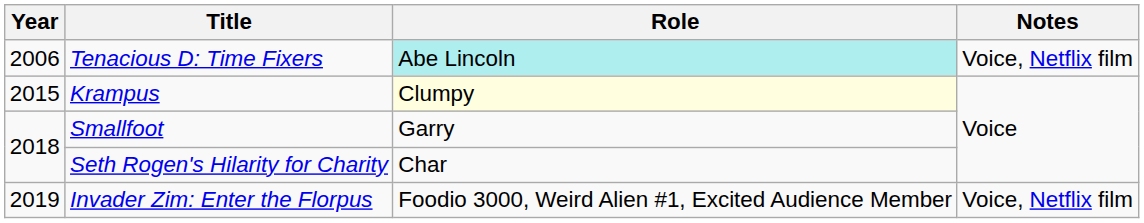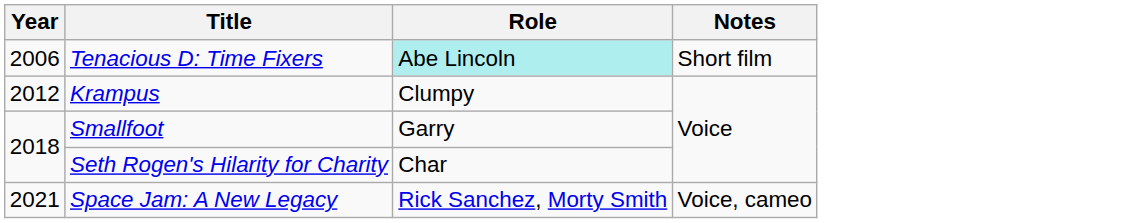(1048, 57) Voice, Netflix film -> (725, 57) Short film
(35, 93) 2015 -> (35, 93) 2012
(436, 93) lightyellow background -> (436, 93) no background
- row: (221, 199)
+ row: (204, 199)
